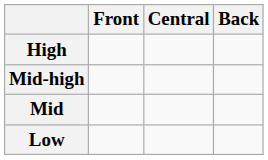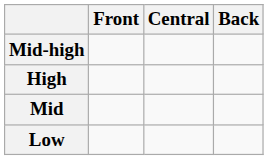rows swapped: (47, 49) <-> (47, 79)
